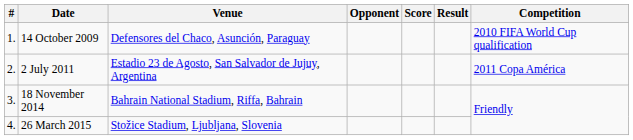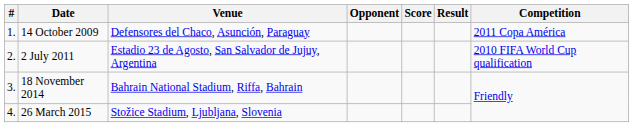(525, 38) 2010 FIFA World Cup qualification -> (520, 31) 2011 Copa América
(520, 69) 2011 Copa América -> (525, 56) 2010 FIFA World Cup qualification
